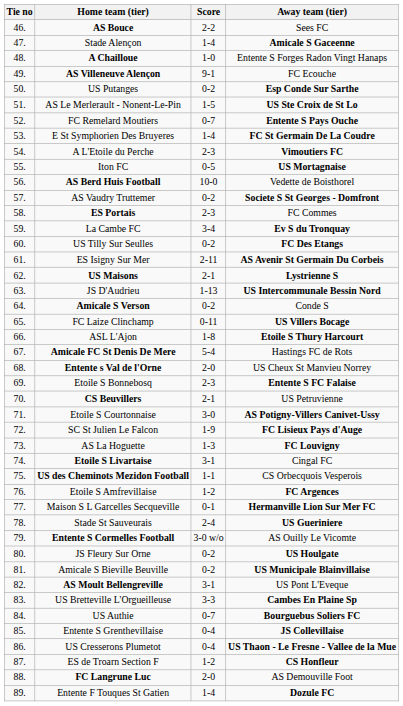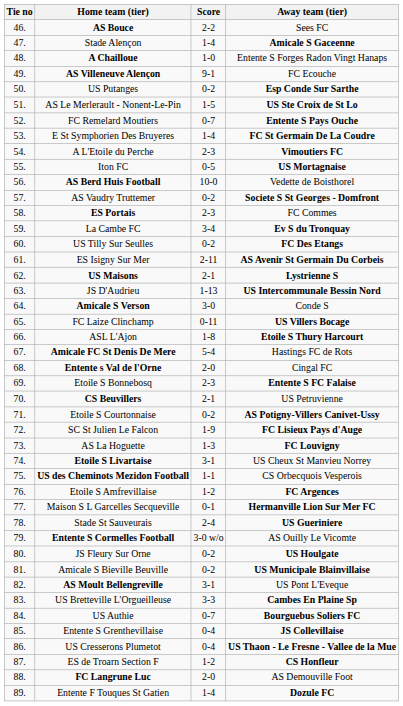(209, 306) 0-2 -> (209, 306) 3-0
(312, 368) US Cheux St Manvieu Norrey -> (312, 368) Cingal FC
(209, 414) 3-0 -> (209, 414) 0-2
(312, 461) Cingal FC -> (312, 461) US Cheux St Manvieu Norrey
